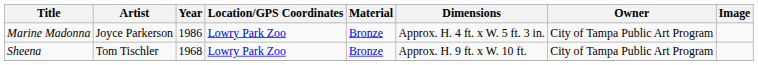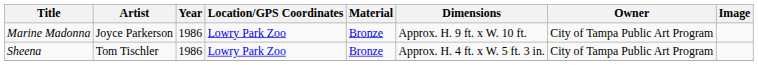(472, 32) Approx. H. 4 ft. x W. 5 ft. 3 in. -> (463, 32) Approx. H. 9 ft. x W. 10 ft.
(190, 51) 1968 -> (190, 51) 1986
(463, 51) Approx. H. 9 ft. x W. 10 ft. -> (472, 51) Approx. H. 4 ft. x W. 5 ft. 3 in.
